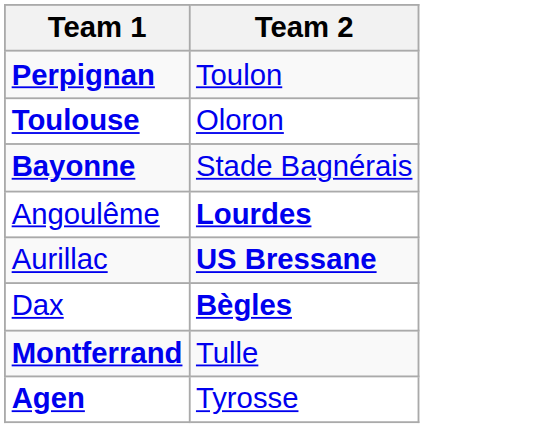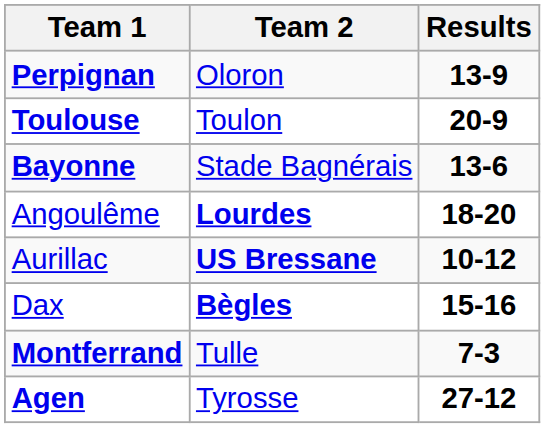+ column: (479, 27)
(239, 74) Toulon -> (240, 74) Oloron
(240, 120) Oloron -> (239, 120) Toulon
